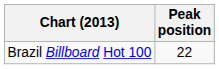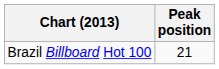(184, 52) 22 -> (184, 52) 21
